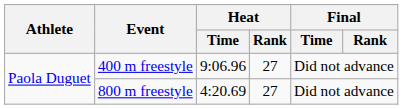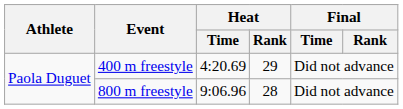(223, 66) 9:06.96 -> (223, 66) 4:20.69
(270, 66) 27 -> (270, 66) 29
(223, 91) 4:20.69 -> (223, 91) 9:06.96
(270, 91) 27 -> (270, 91) 28
